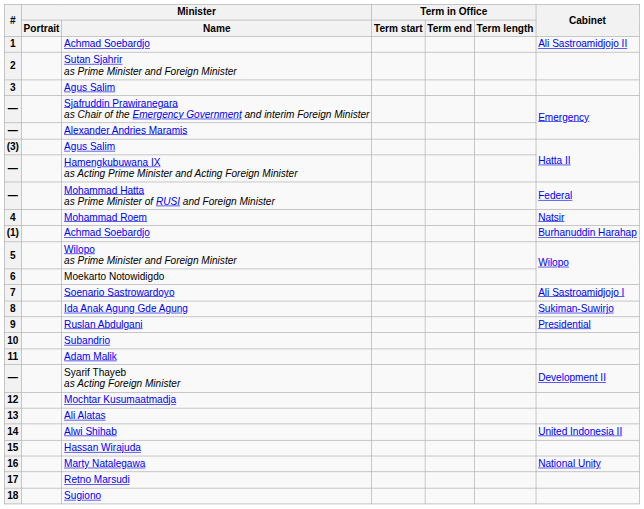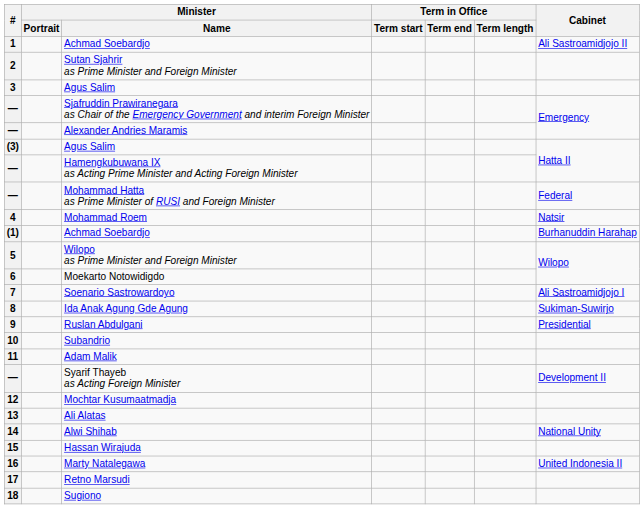(580, 432) United Indonesia II -> (570, 432) National Unity
(570, 464) National Unity -> (580, 464) United Indonesia II
